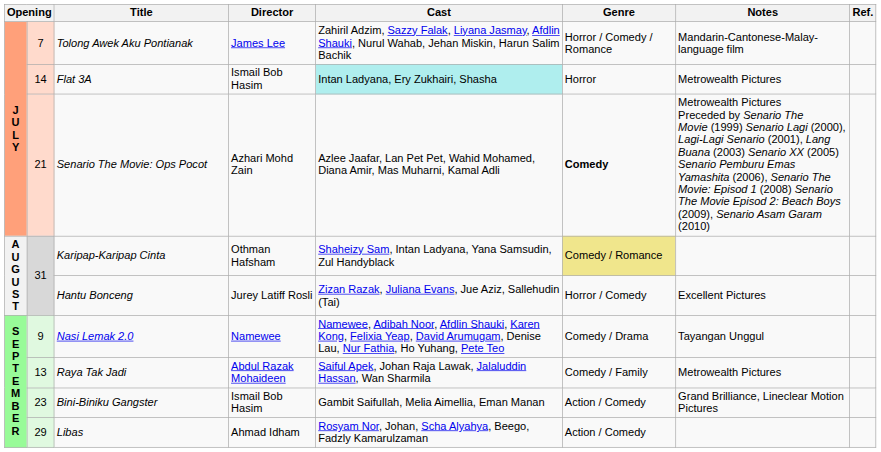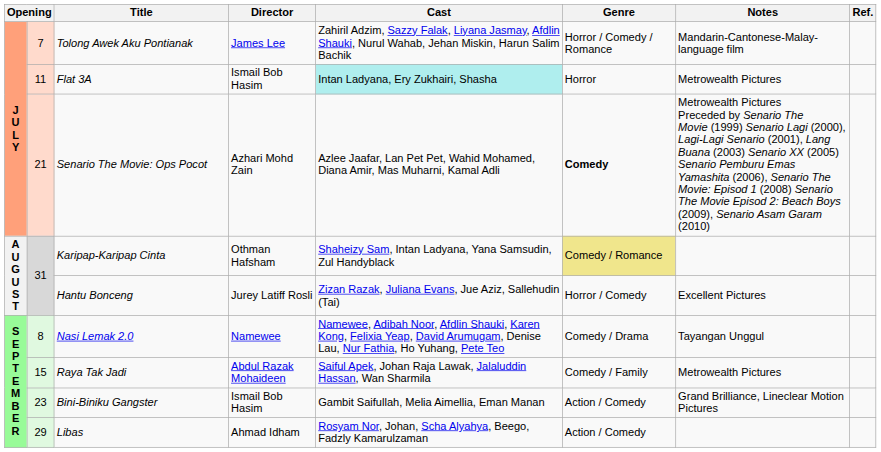(41, 79) 14 -> (41, 79) 11
(41, 336) 9 -> (41, 336) 8
(41, 372) 13 -> (41, 372) 15
